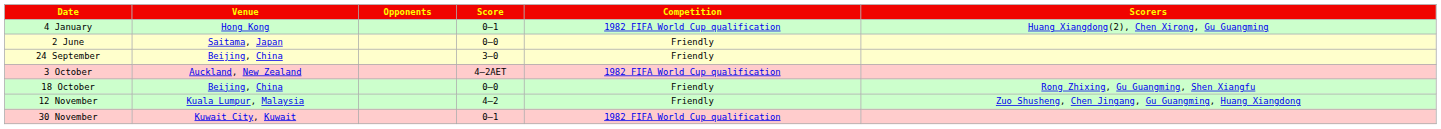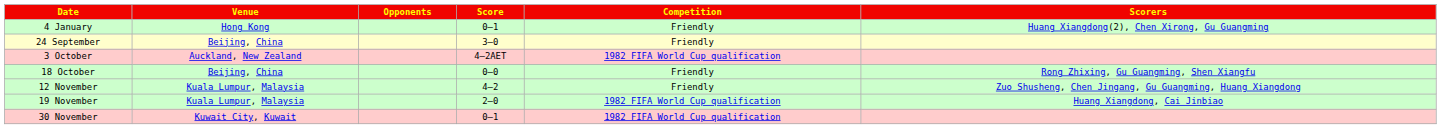(692, 26) 1982 FIFA World Cup qualification -> (692, 26) Friendly
- row: (68, 41)
+ row: (68, 101)
